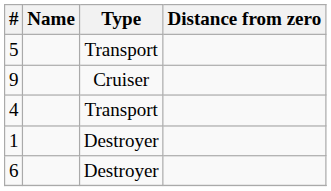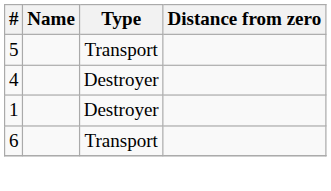- row: (14, 79)
(121, 110) Transport -> (121, 79) Destroyer
(121, 170) Destroyer -> (121, 140) Transport
